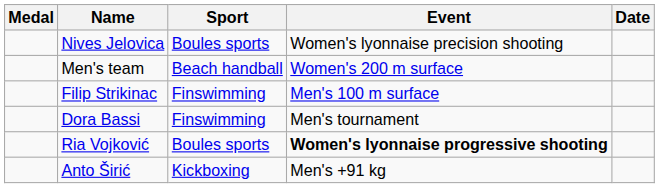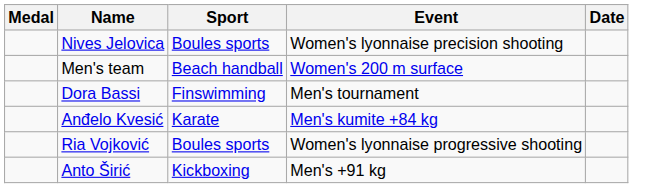- row: (109, 94)
+ row: (112, 119)
(449, 145) bold -> (436, 145) normal
